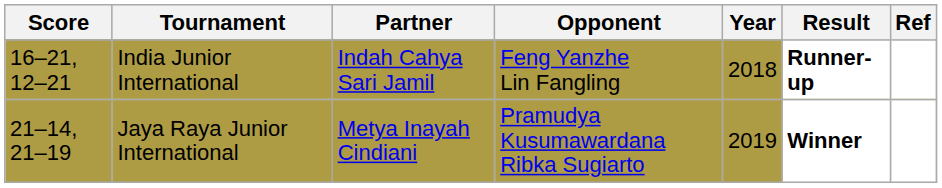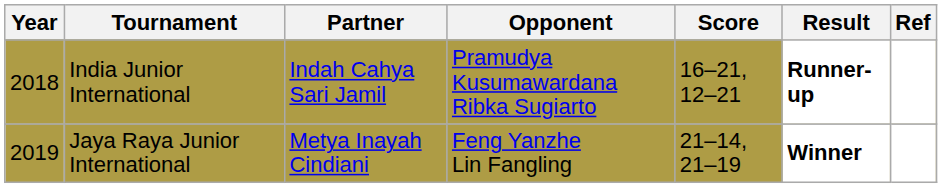columns swapped: (752, 23) <-> (59, 23)
(565, 70) Feng Yanzhe Lin Fangling -> (535, 82) Pramudya Kusumawardana Ribka Sugiarto
(583, 141) Pramudya Kusumawardana Ribka Sugiarto -> (516, 153) Feng Yanzhe Lin Fangling
